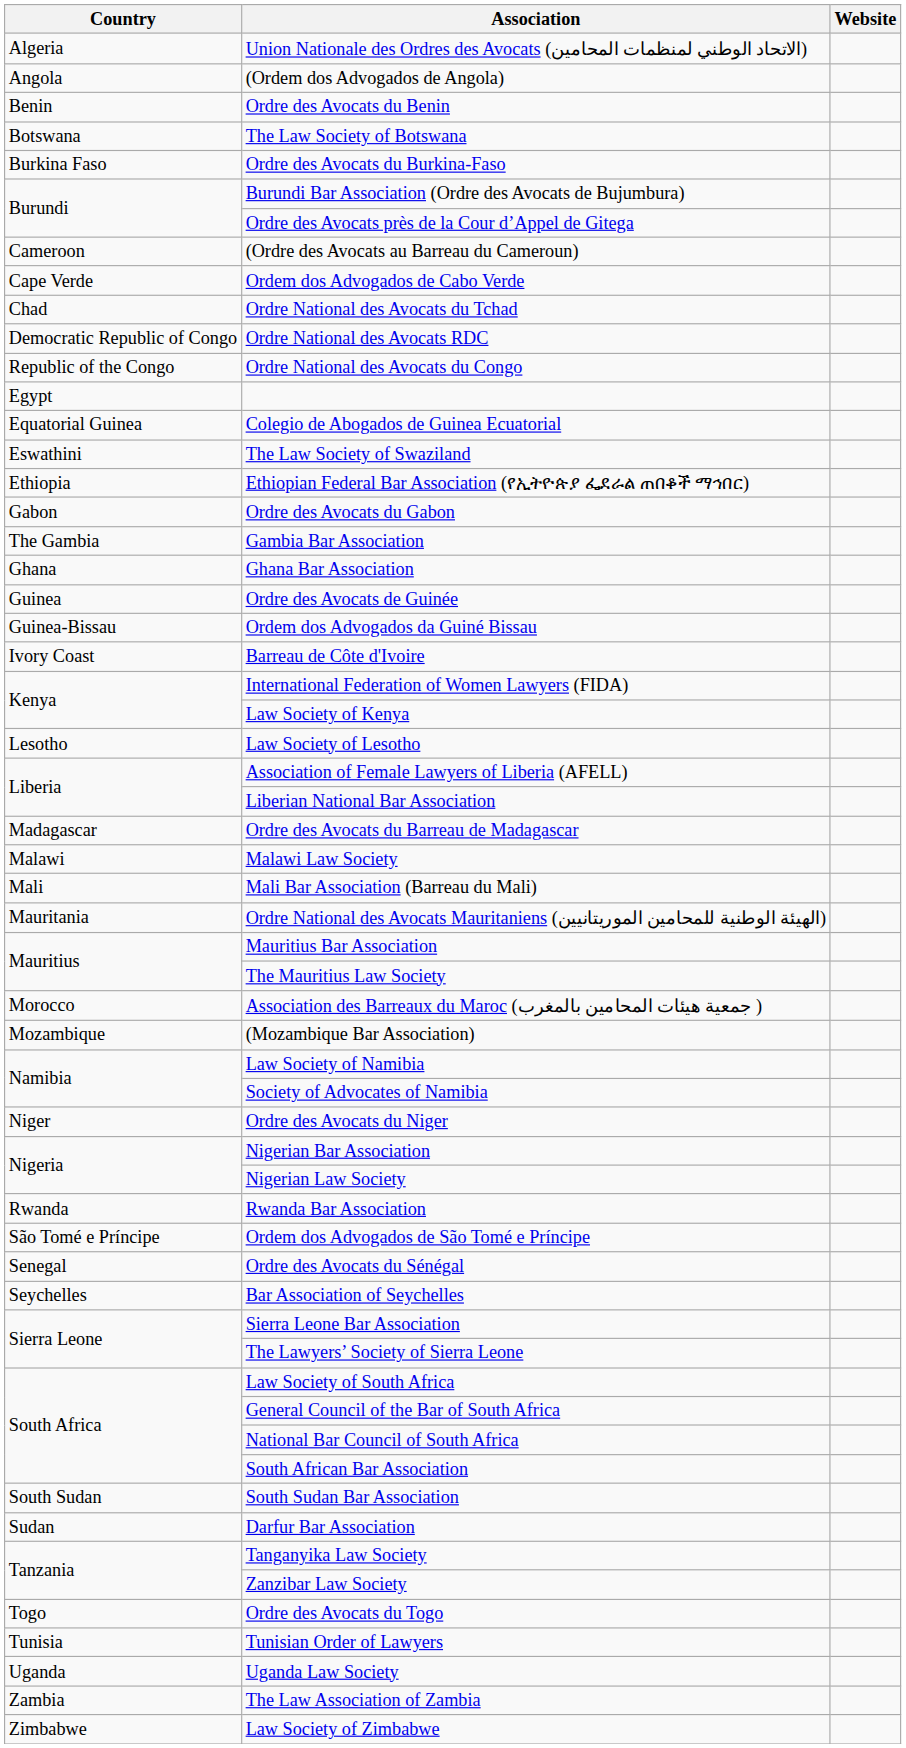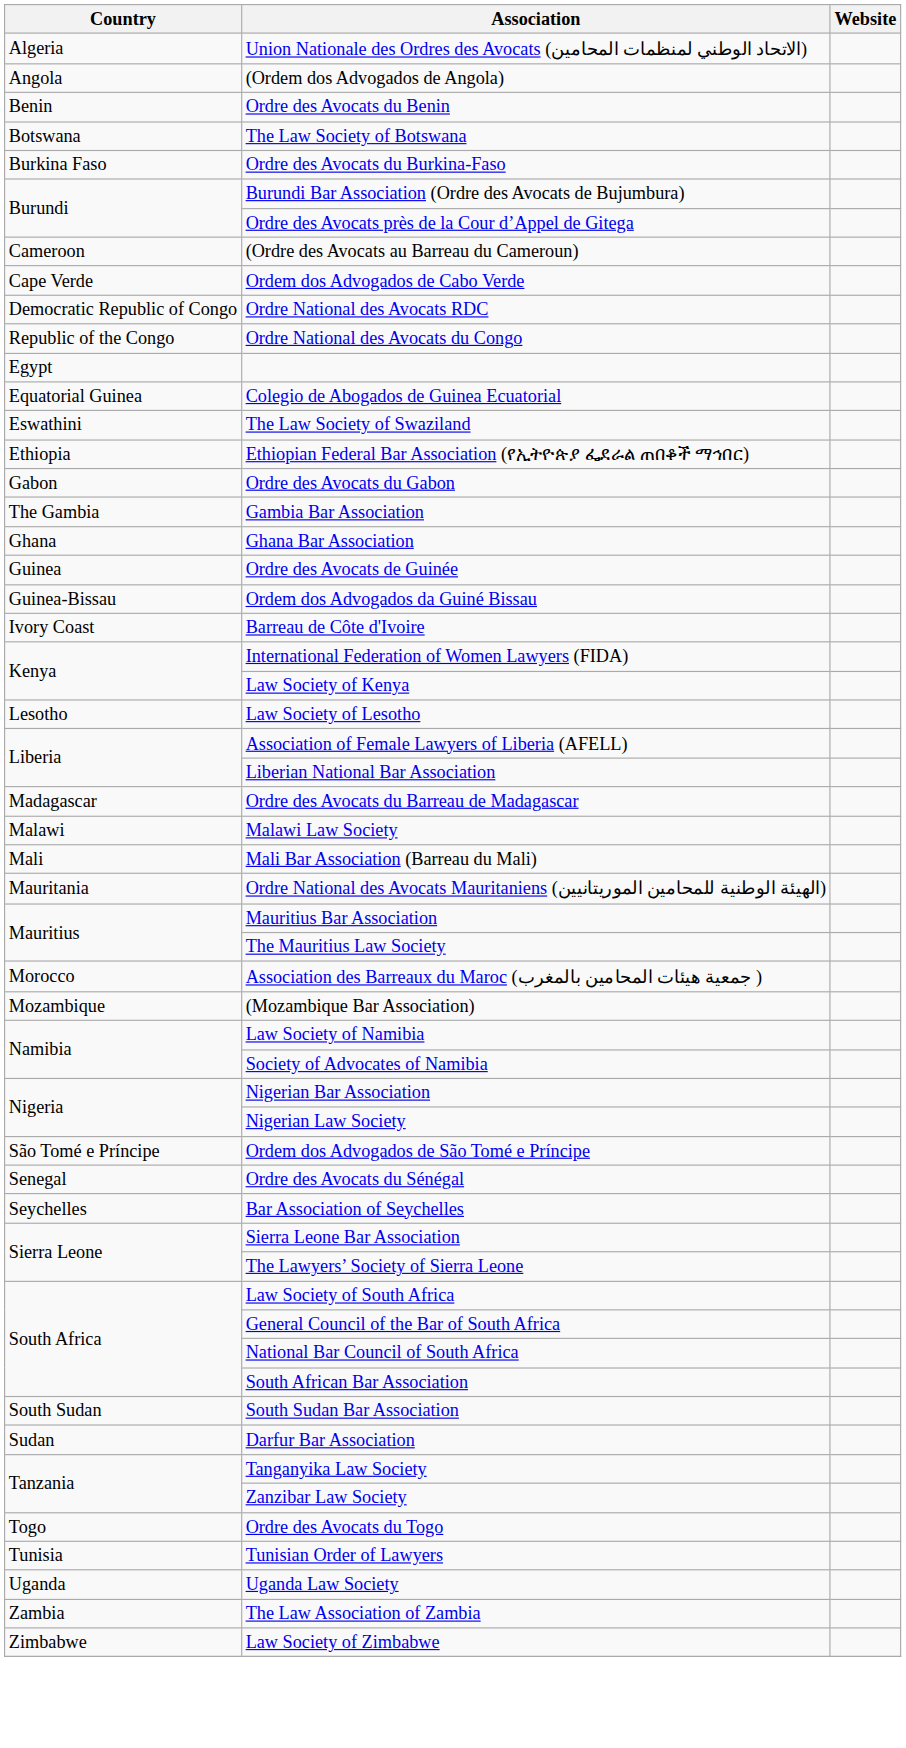- row: (28, 309)
- row: (30, 1121)
- row: (39, 1208)
